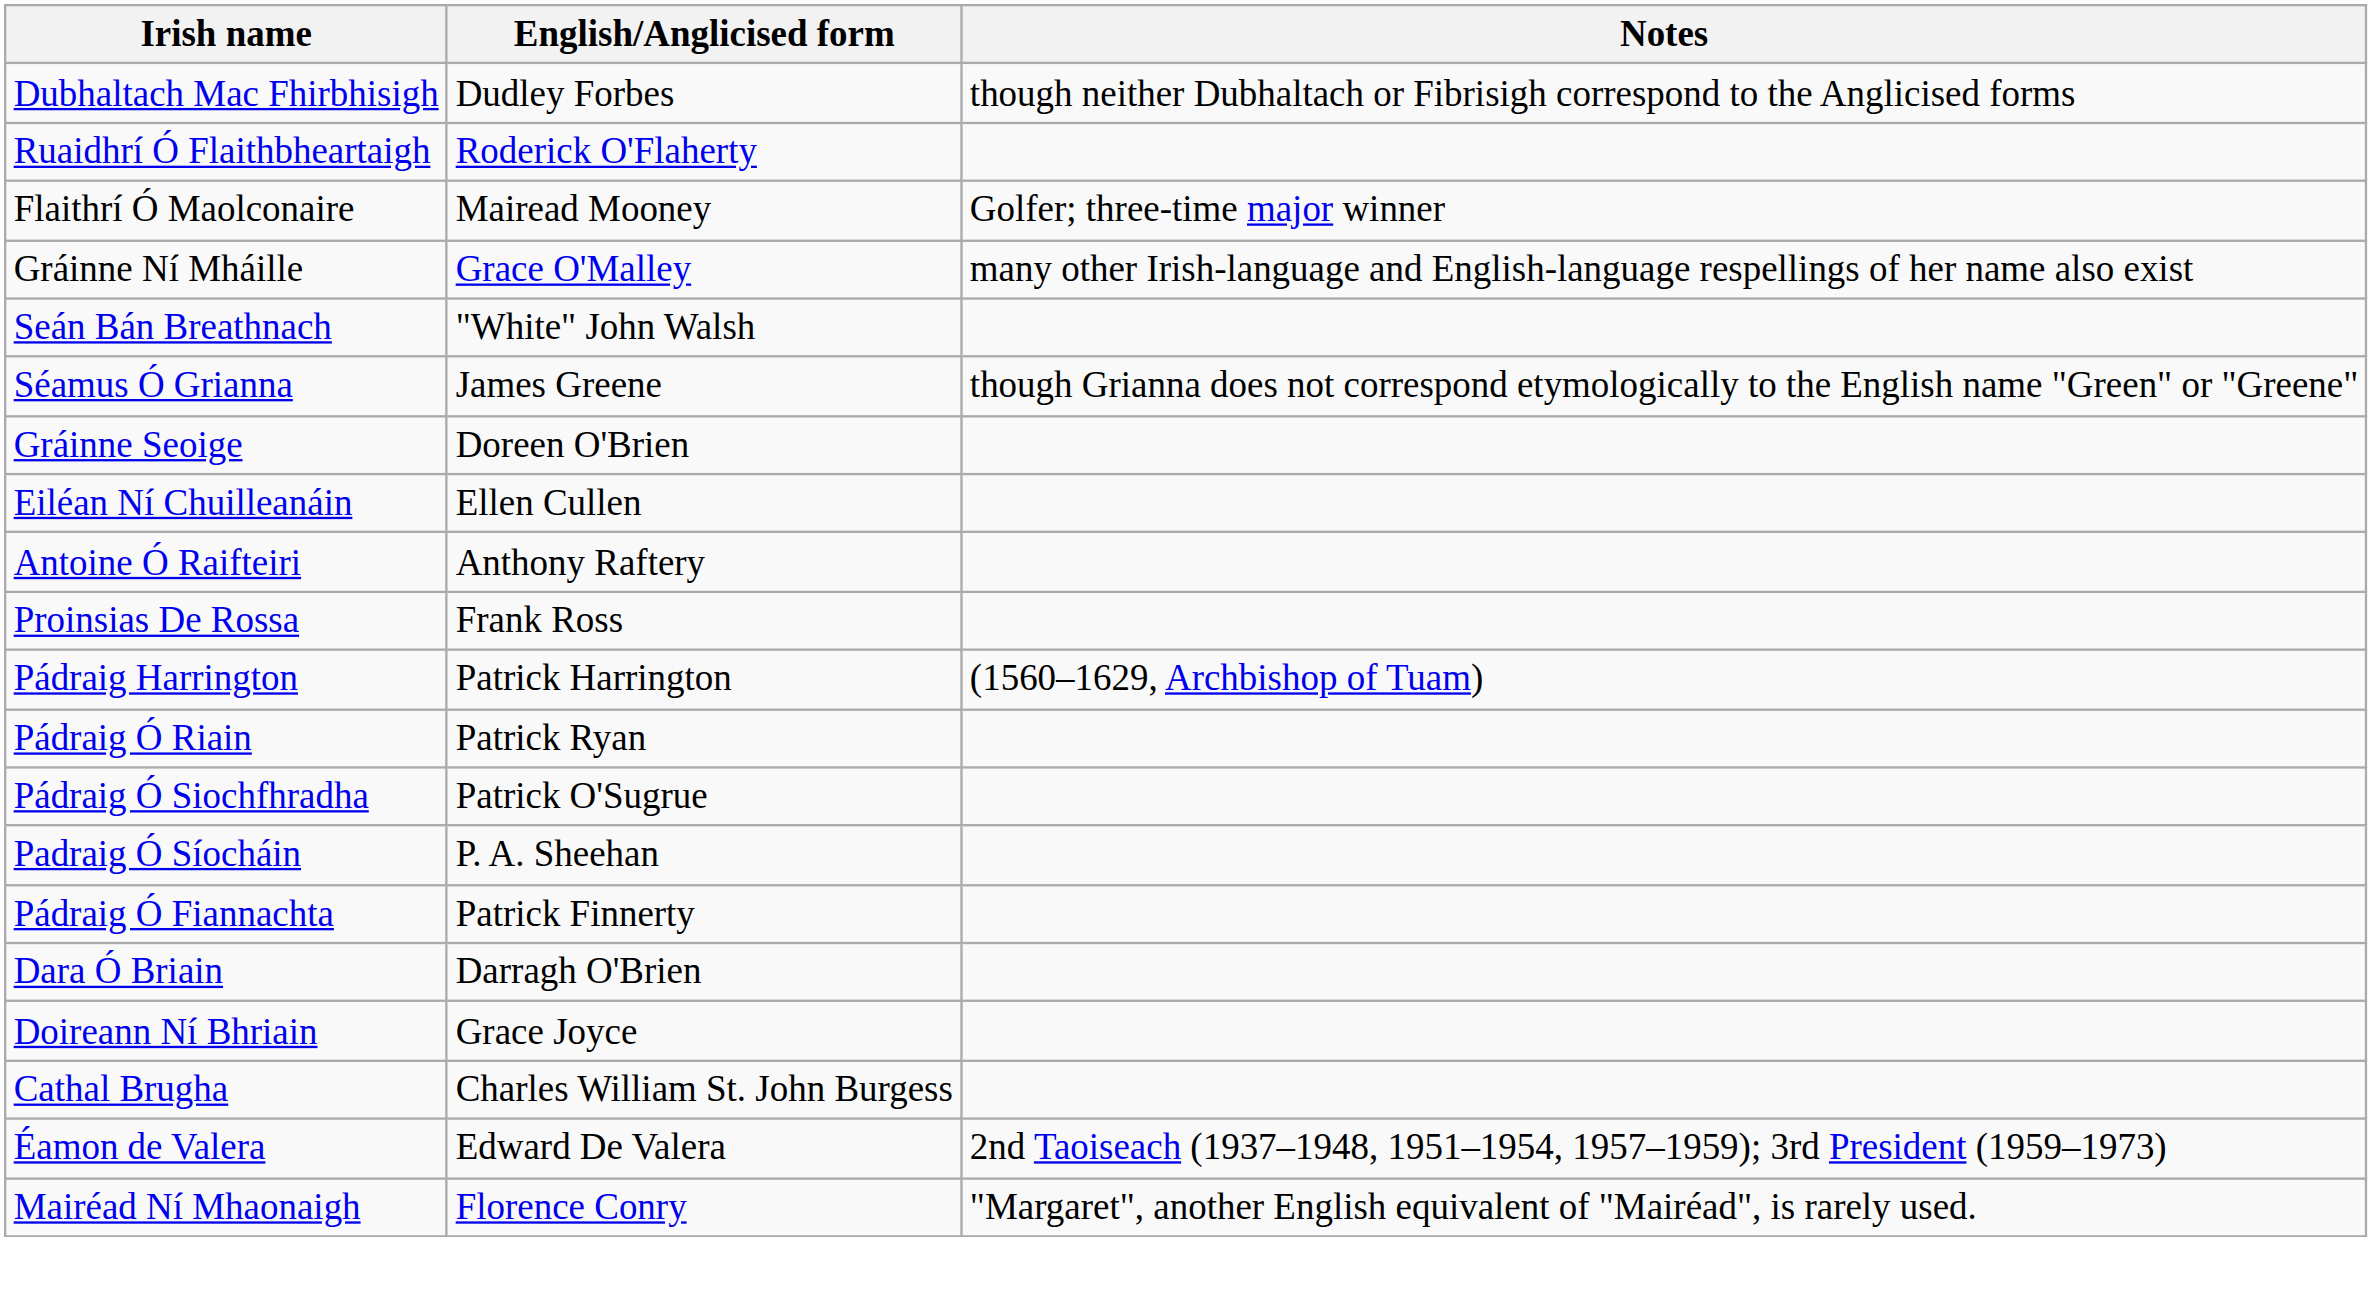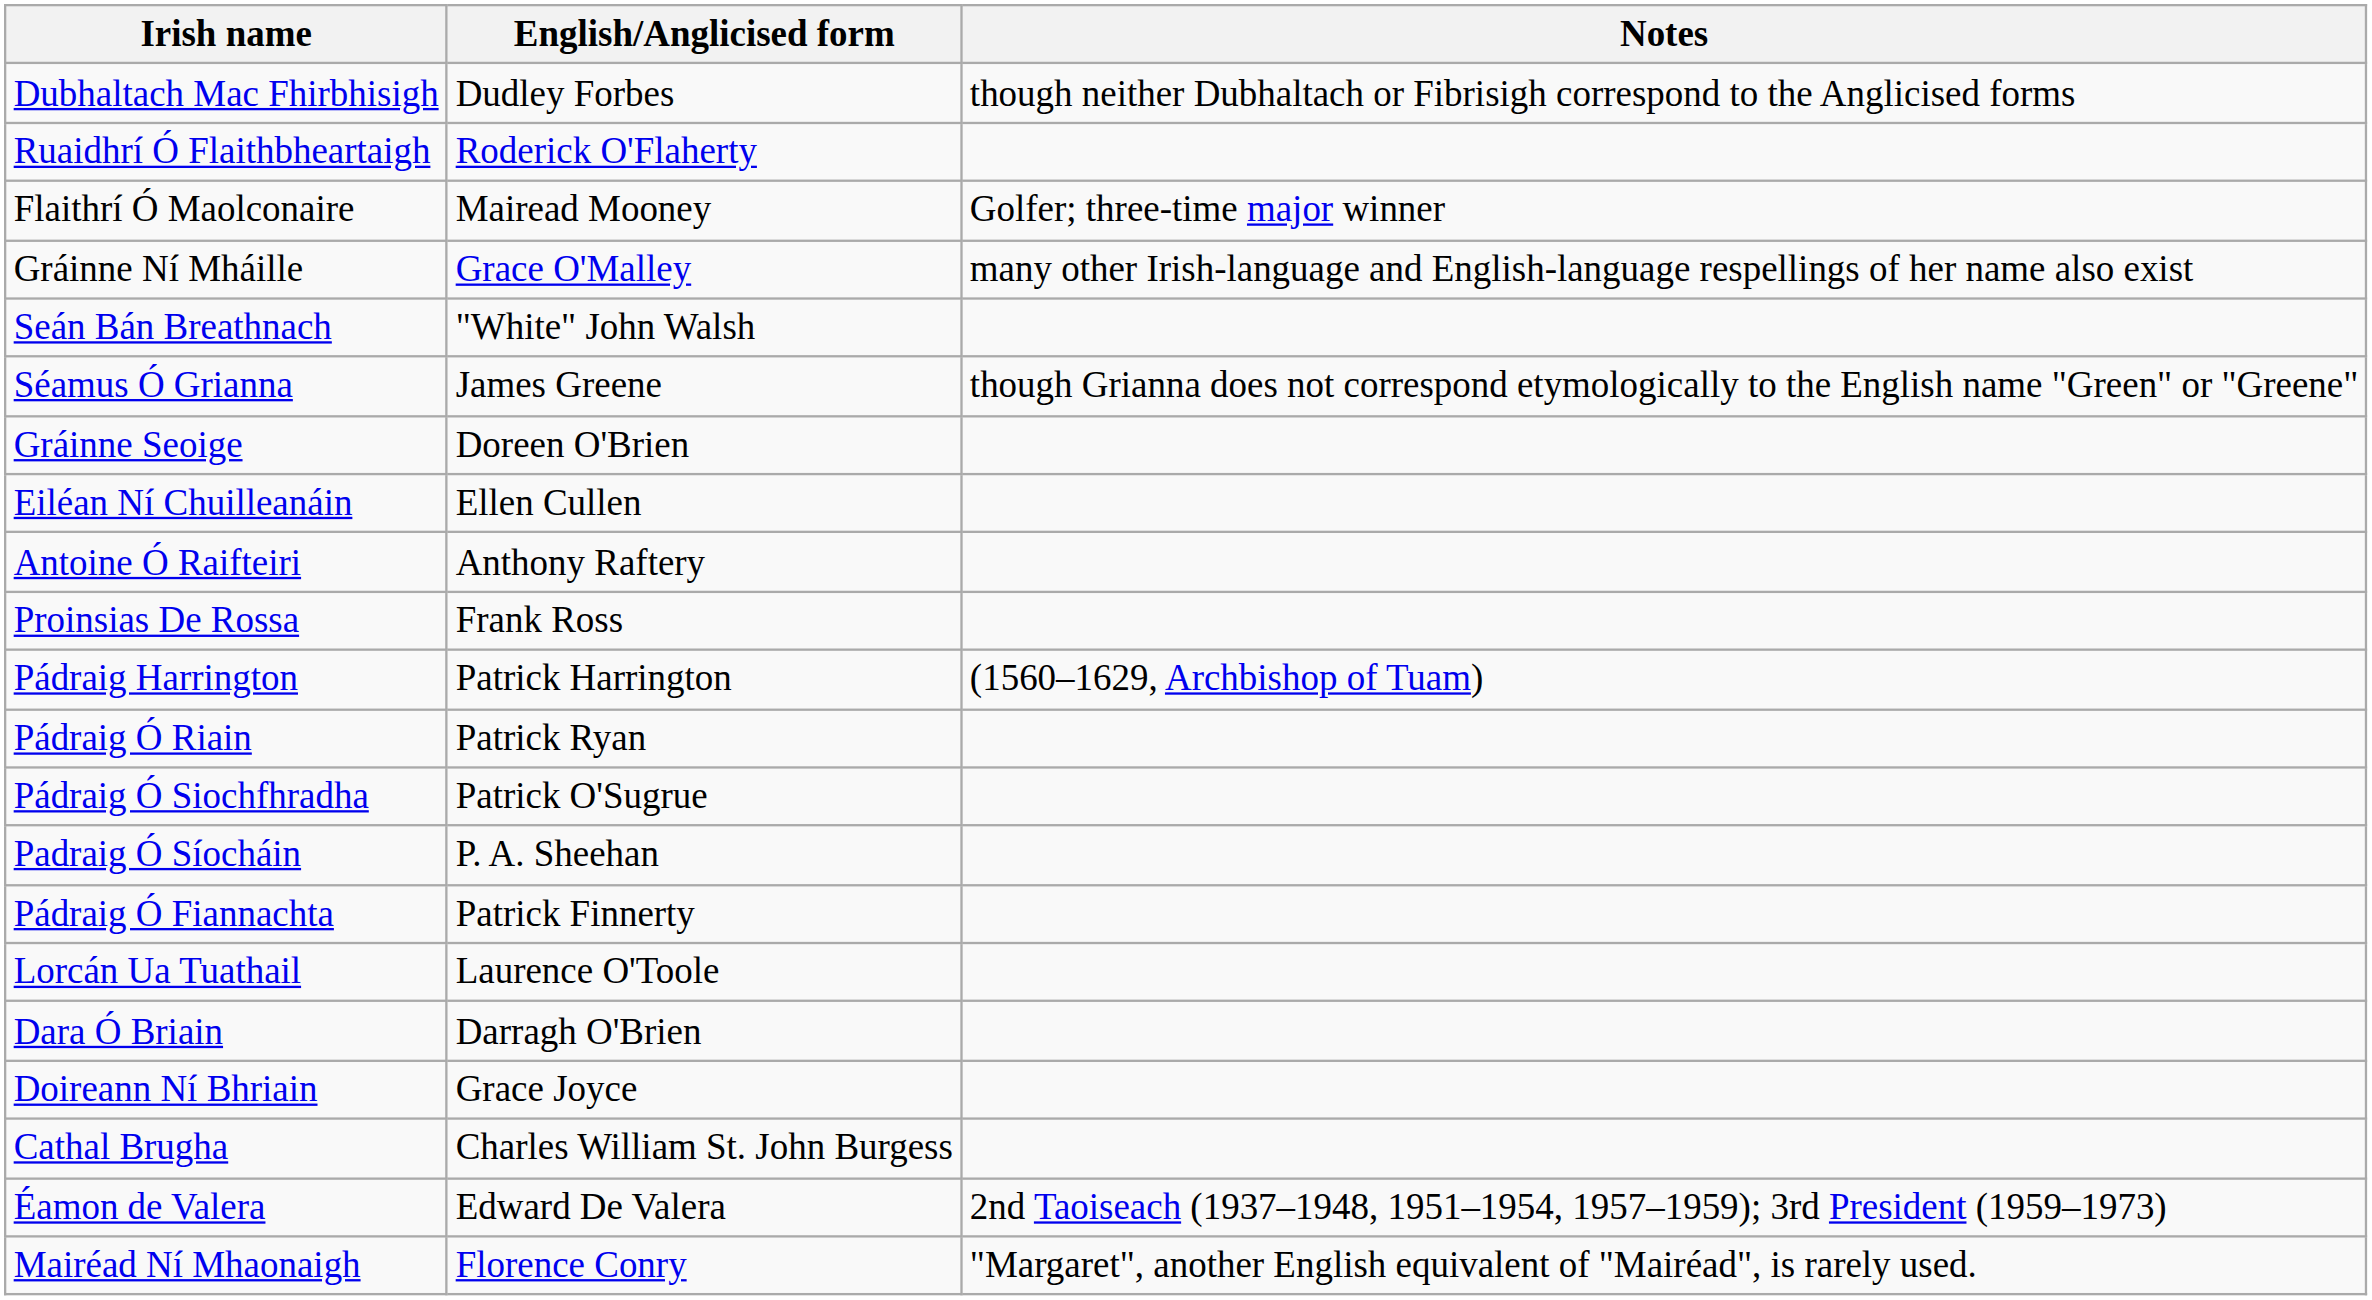+ row: (157, 971)
